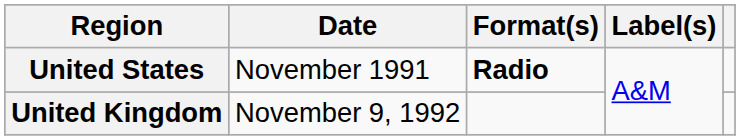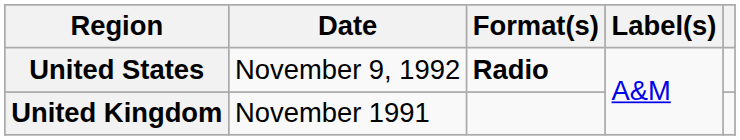(332, 69) November 1991 -> (348, 69) November 9, 1992
(348, 112) November 9, 1992 -> (332, 112) November 1991
